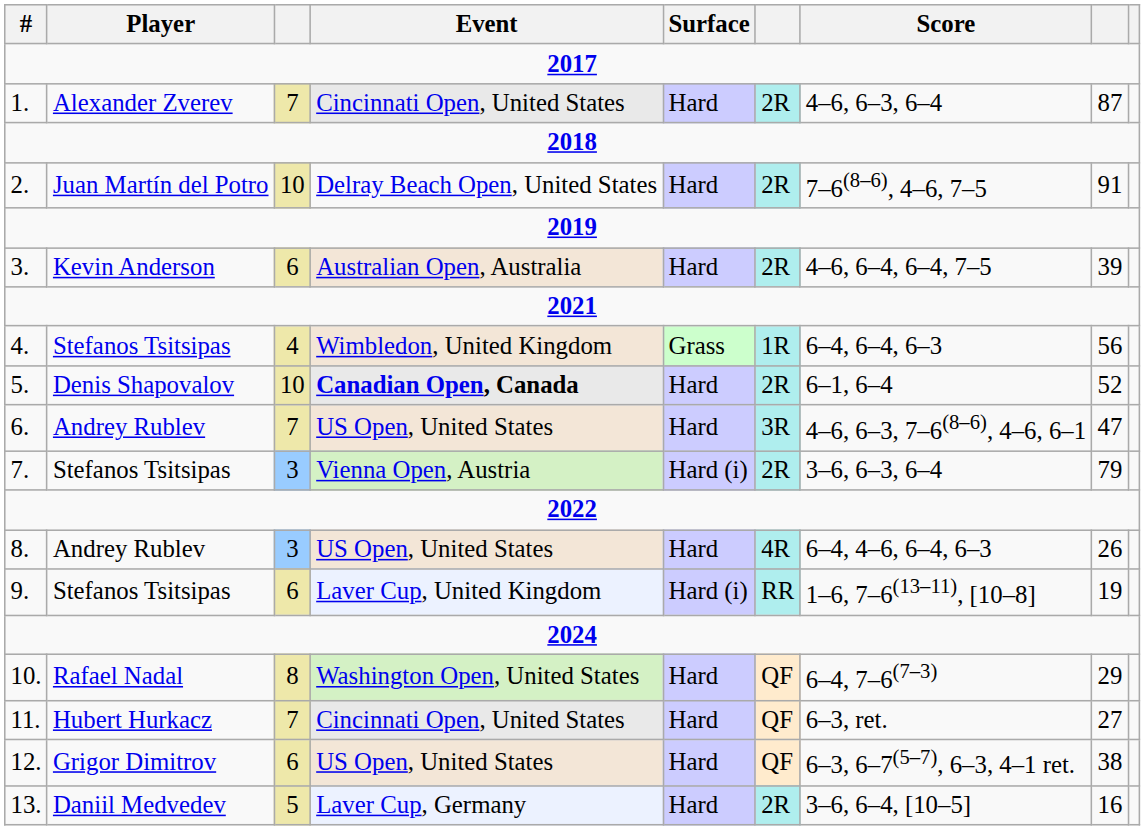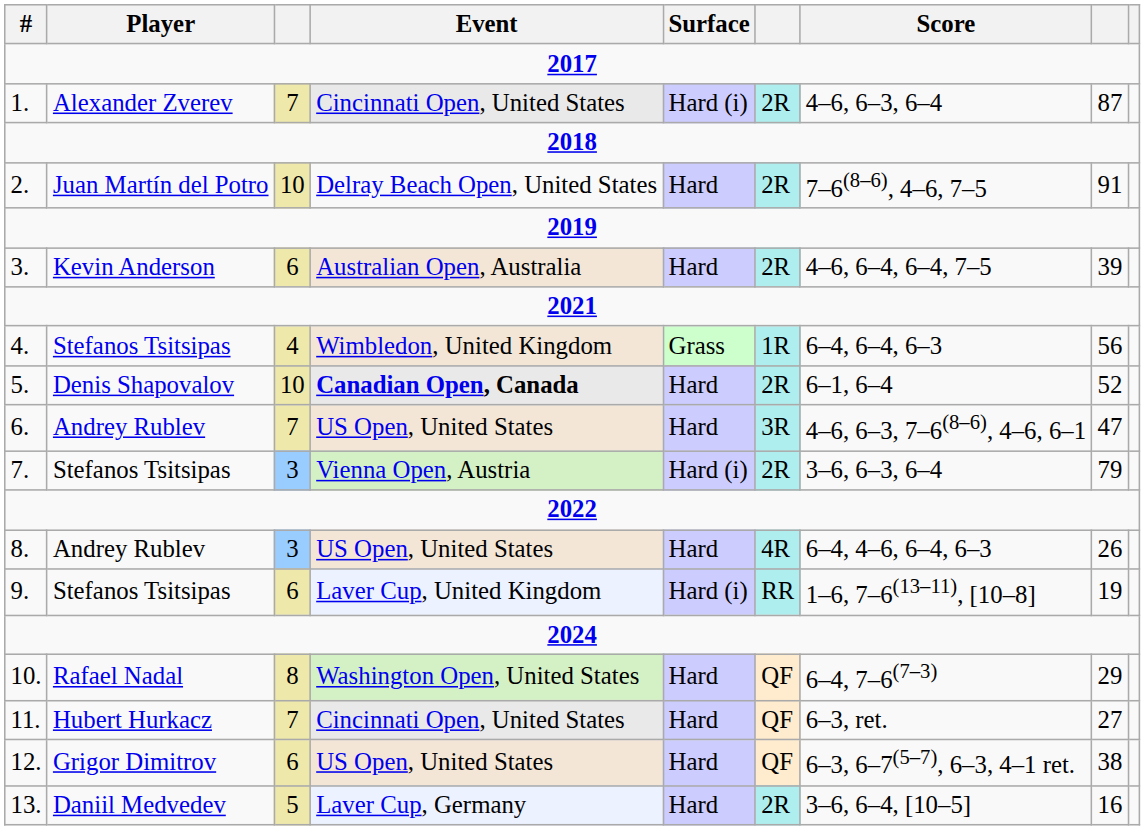(693, 102) Hard -> (708, 102) Hard (i)
